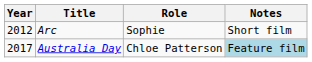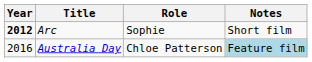(20, 30) normal -> (20, 30) bold
(20, 48) 2017 -> (20, 48) 2016
